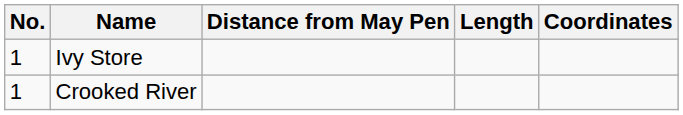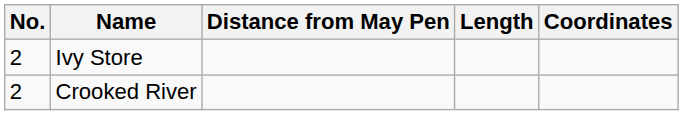(16, 57) 1 -> (16, 57) 2
(16, 92) 1 -> (16, 92) 2
